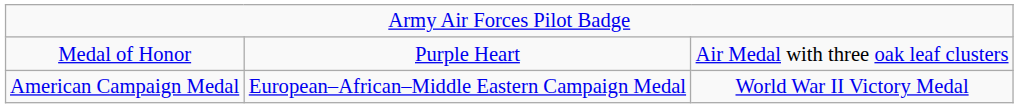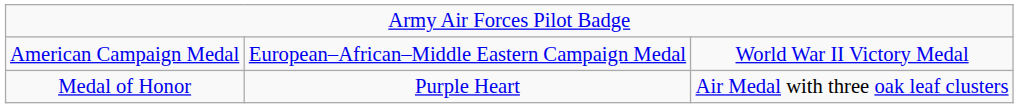rows swapped: (125, 53) <-> (125, 86)
